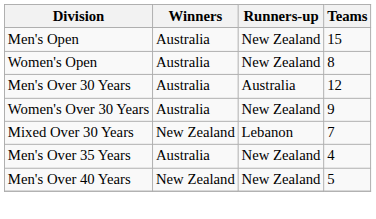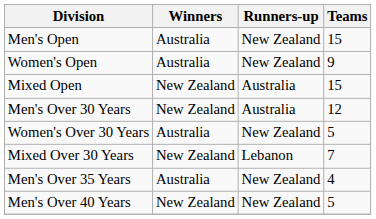(331, 62) 8 -> (331, 62) 9
+ row: (45, 86)
(183, 86) Australia -> (195, 109) New Zealand
(331, 109) 9 -> (331, 132) 5
